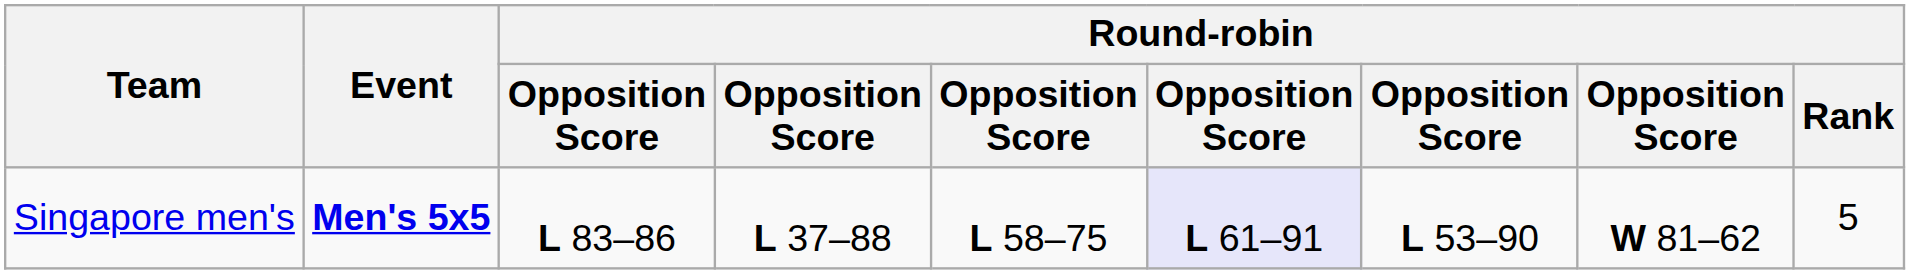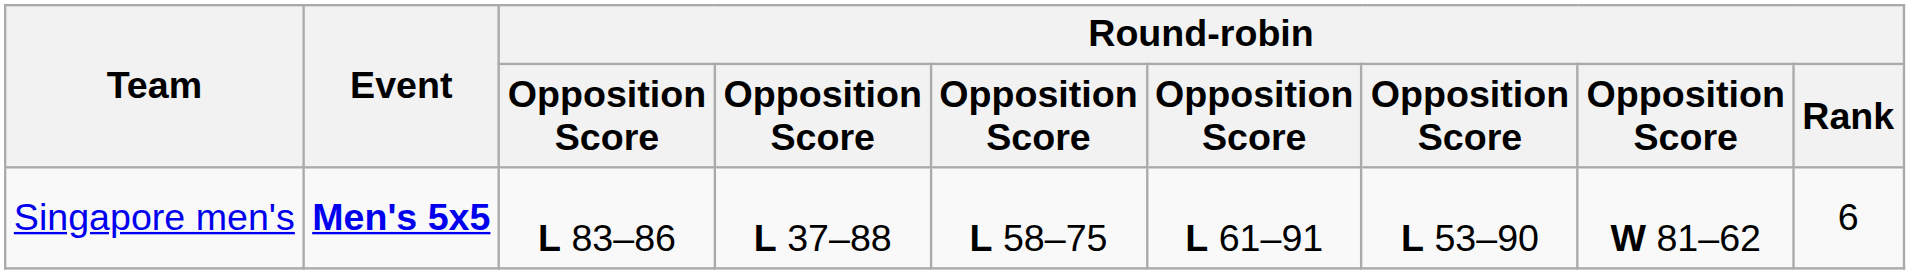(1254, 238) lavender background -> (1254, 238) no background
(1848, 217) 5 -> (1848, 217) 6
